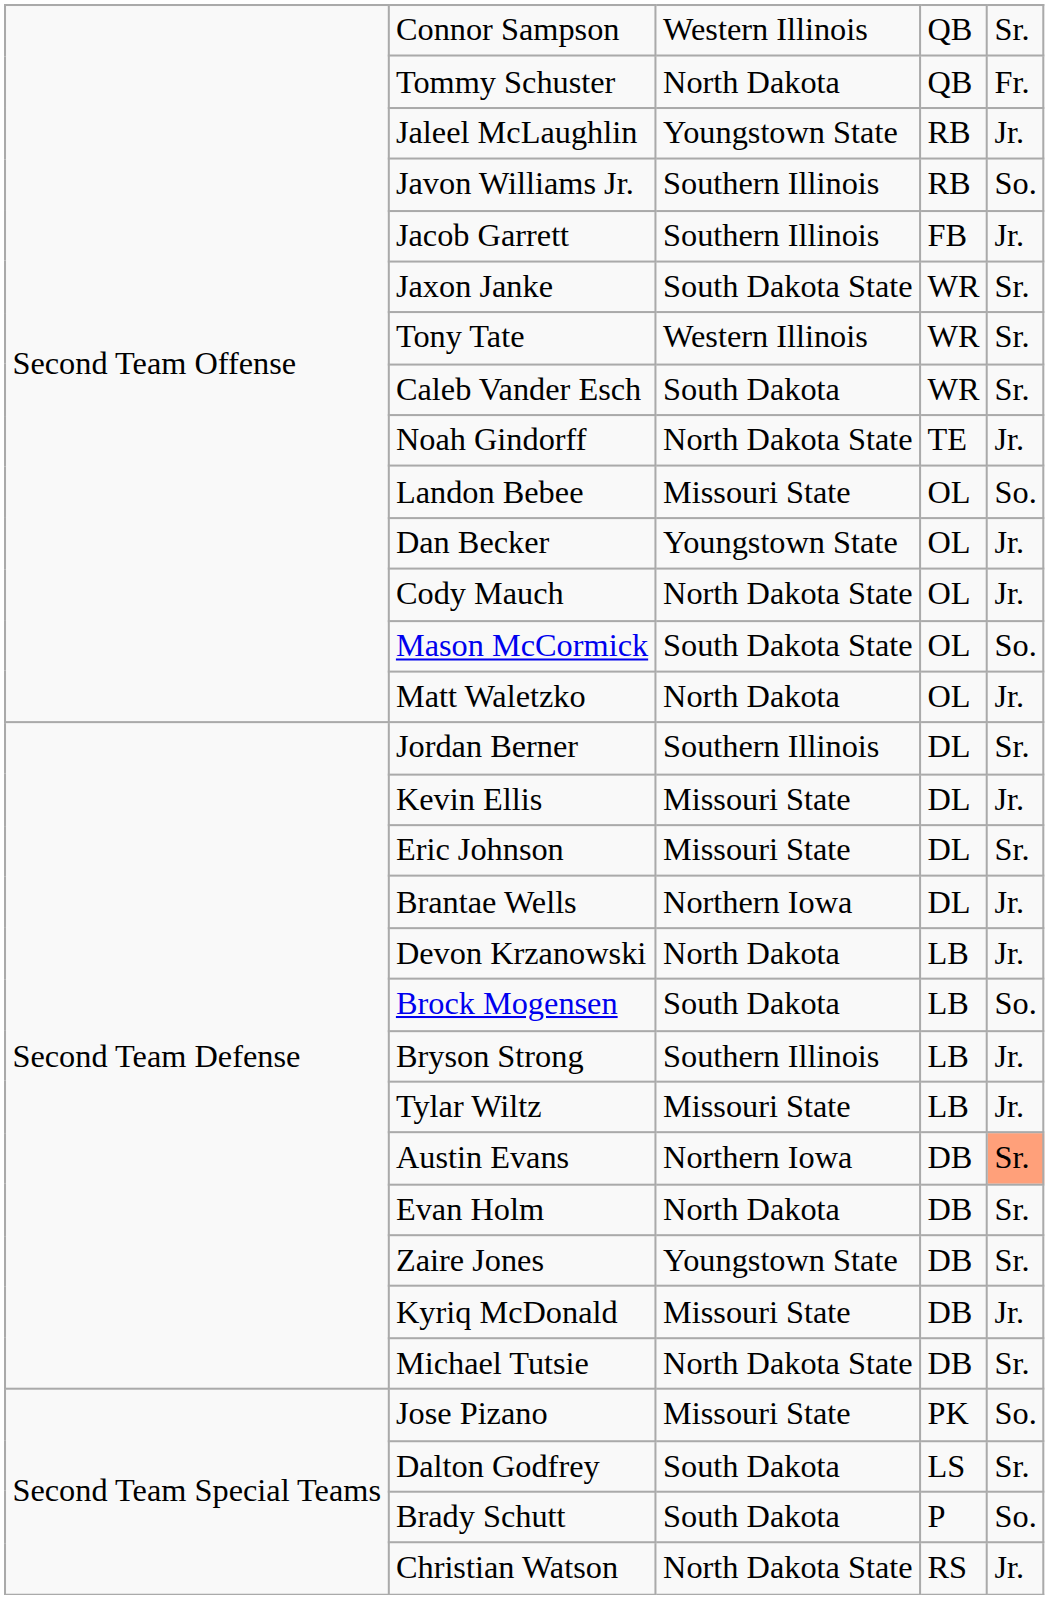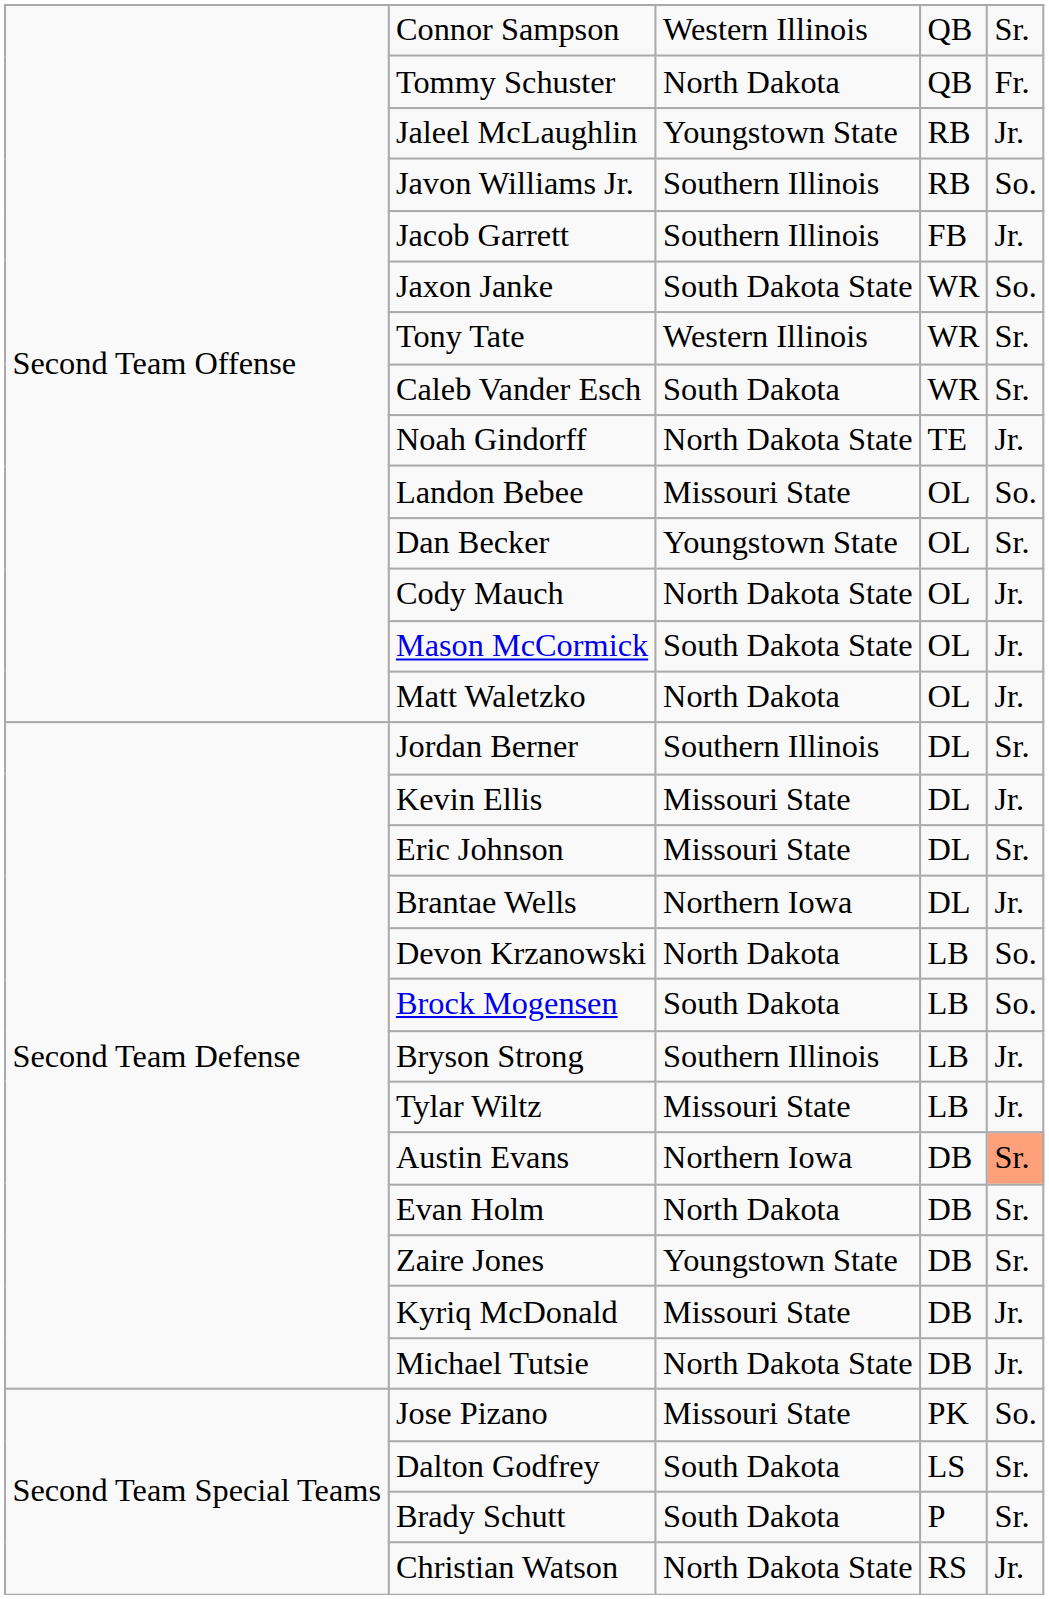(1012, 286) Sr. -> (1016, 286) So.
(1009, 542) Jr. -> (1012, 542) Sr.
(1016, 645) So. -> (1009, 645) Jr.
(1009, 952) Jr. -> (1016, 952) So.
(1012, 1362) Sr. -> (1009, 1362) Jr.
(1016, 1516) So. -> (1012, 1516) Sr.
